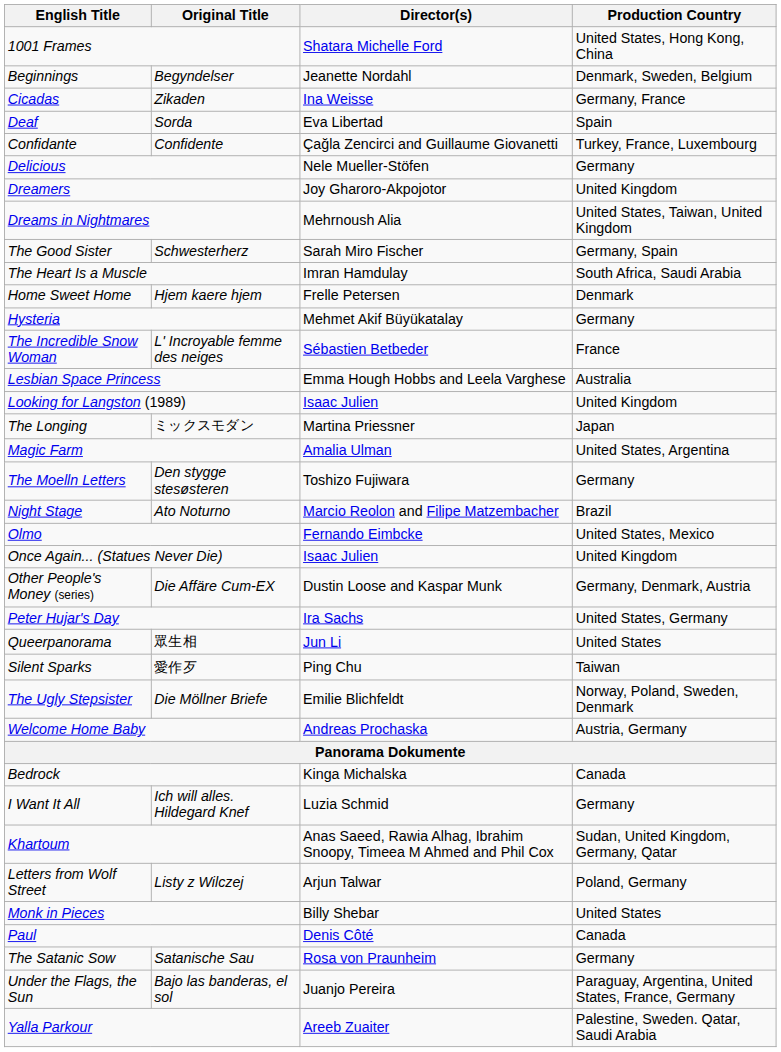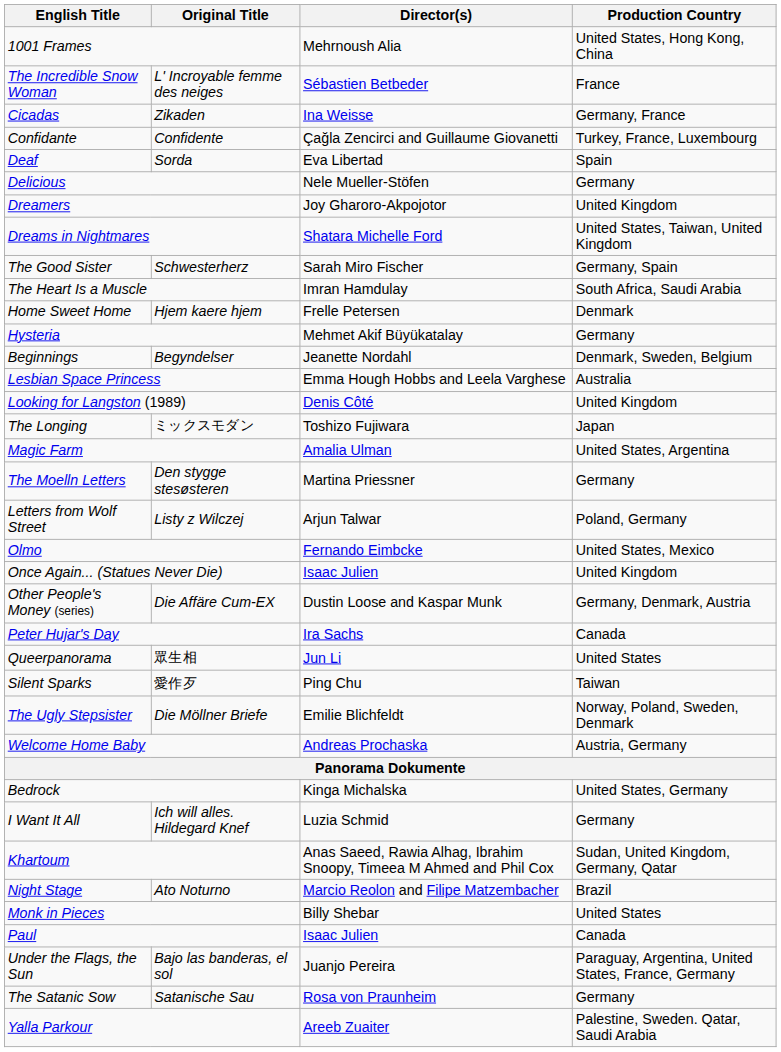(373, 46) Shatara Michelle Ford -> (352, 46) Mehrnoush Alia
rows swapped: (43, 76) <-> (73, 349)
rows swapped: (42, 144) <-> (23, 122)
(352, 220) Mehrnoush Alia -> (373, 236) Shatara Michelle Ford
(341, 402) Isaac Julien -> (338, 402) Denis Côté
(359, 426) Martina Priessner -> (356, 426) Toshizo Fujiwara
(356, 481) Toshizo Fujiwara -> (359, 481) Martina Priessner
rows swapped: (45, 511) <-> (62, 882)
(652, 617) United States, Germany -> (601, 634) Canada
(601, 774) Canada -> (652, 790) United States, Germany
(338, 935) Denis Côté -> (341, 935) Isaac Julien
rows swapped: (62, 958) <-> (72, 989)
